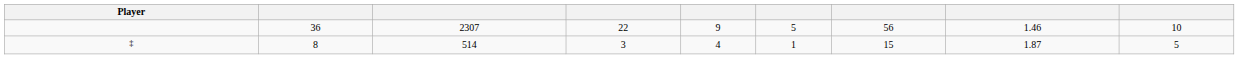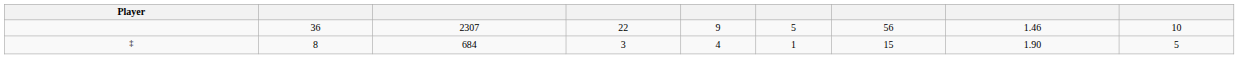(469, 45) 514 -> (469, 45) 684
(1032, 45) 1.87 -> (1032, 45) 1.90
